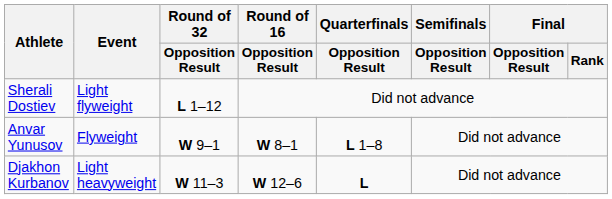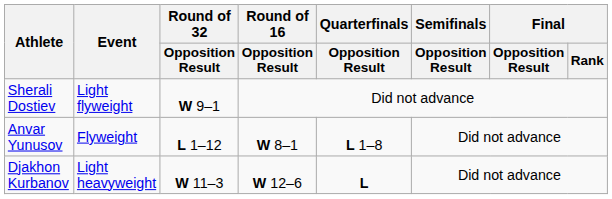(199, 106) L 1–12 -> (199, 106) W 9–1
(199, 145) W 9–1 -> (199, 145) L 1–12
